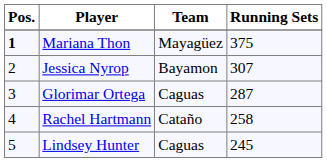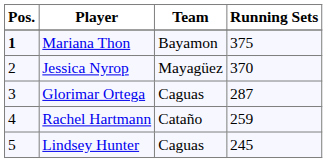(191, 42) Mayagüez -> (188, 42) Bayamon
(188, 68) Bayamon -> (191, 68) Mayagüez
(242, 68) 307 -> (242, 68) 370
(242, 119) 258 -> (242, 119) 259
